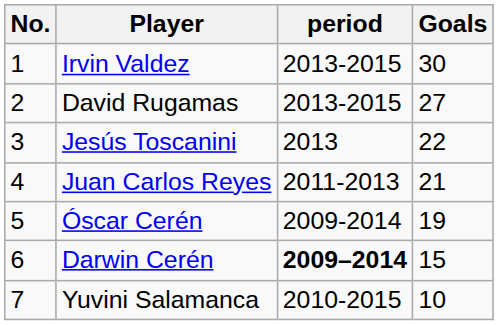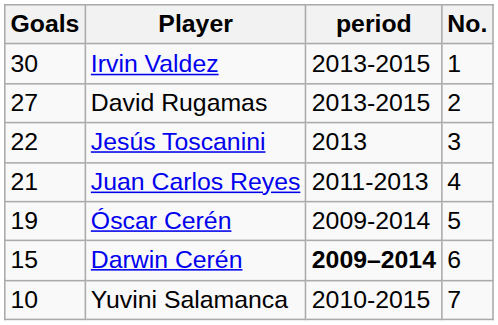columns swapped: (30, 24) <-> (453, 24)
